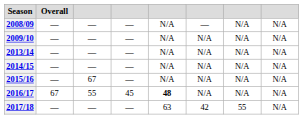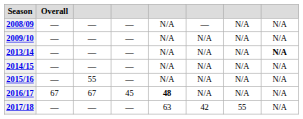(280, 52) normal -> (280, 52) bold
(92, 79) 67 -> (92, 79) 55
(92, 93) 55 -> (92, 93) 67
